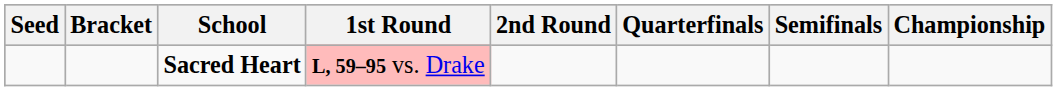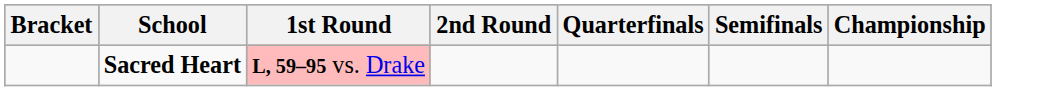- column: (35, 24)
